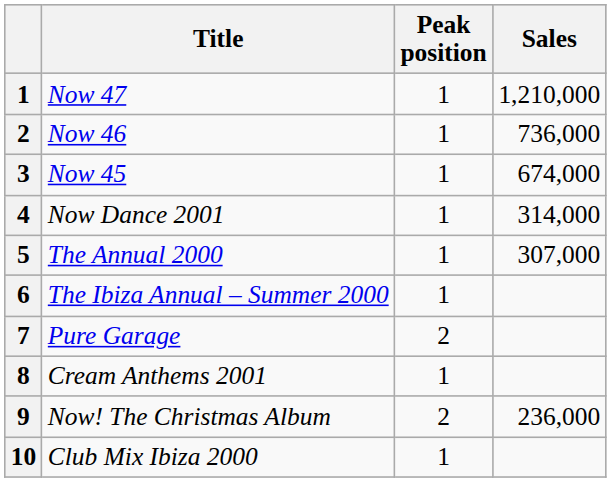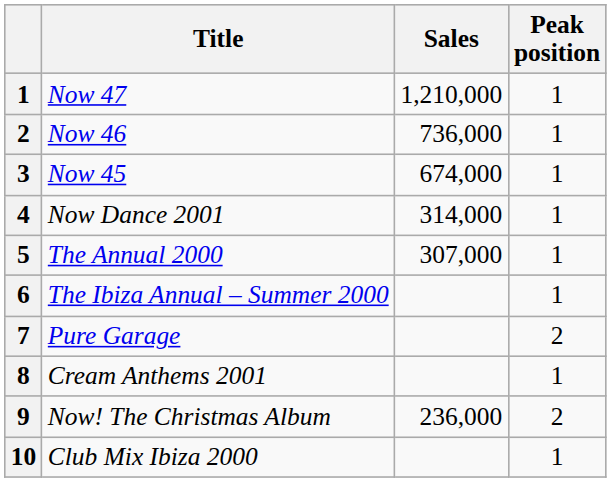columns swapped: (444, 38) <-> (549, 38)
